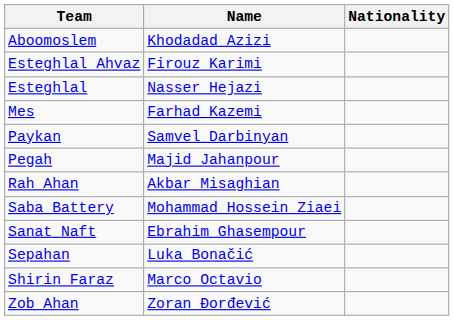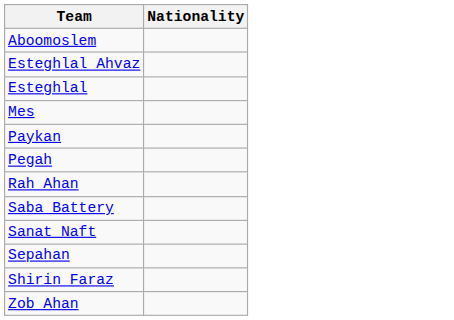- column: (244, 17)
